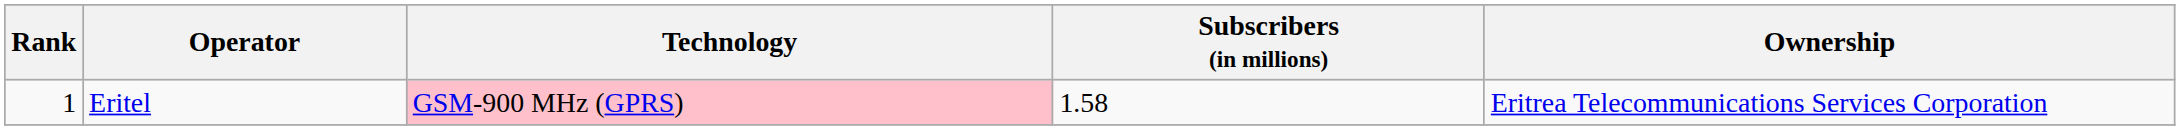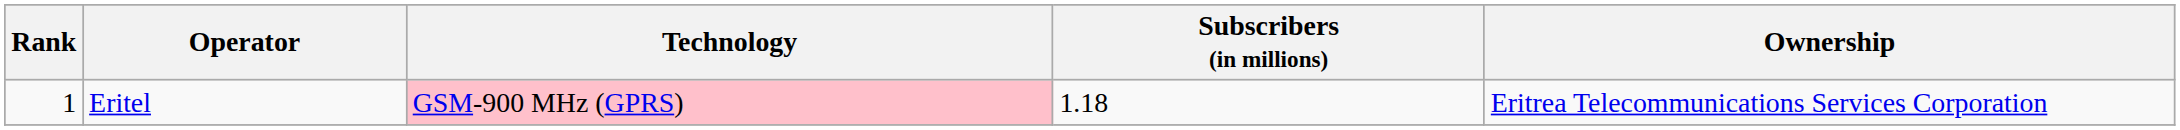(1084, 102) 1.58 -> (1084, 102) 1.18
